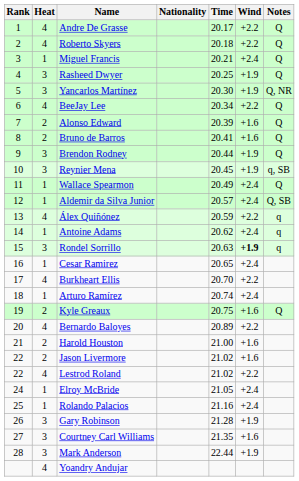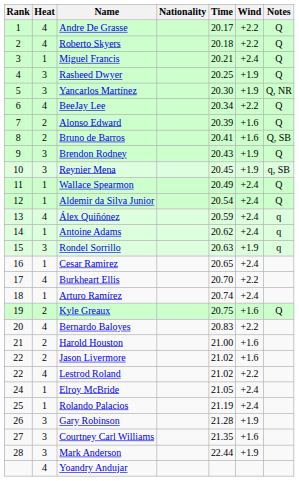(279, 138) Q -> (279, 138) Q, SB
(222, 153) 20.44 -> (222, 153) 20.43
(222, 201) 20.57 -> (222, 201) 20.54
(279, 201) Q, SB -> (279, 201) Q
(250, 216) +2.2 -> (250, 216) +2.4
(250, 248) bold -> (250, 248) normal
(222, 327) 20.89 -> (222, 327) 20.83
(222, 405) 21.16 -> (222, 405) 21.19
